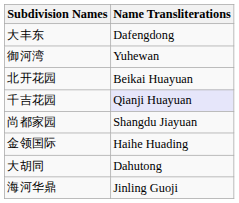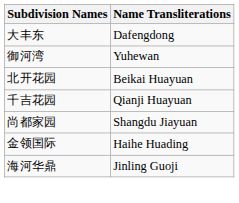(152, 100) lavender background -> (152, 100) no background
- row: (26, 165)
